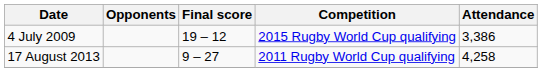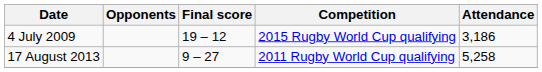(479, 36) 3,386 -> (479, 36) 3,186
(479, 57) 4,258 -> (479, 57) 5,258
